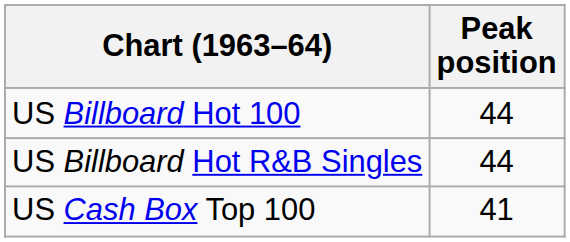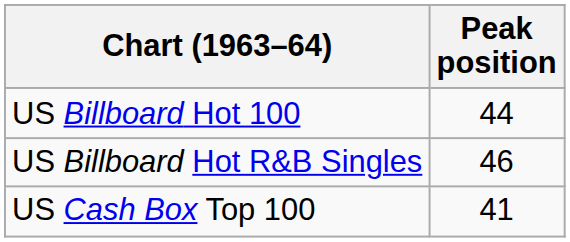(497, 161) 44 -> (497, 161) 46
